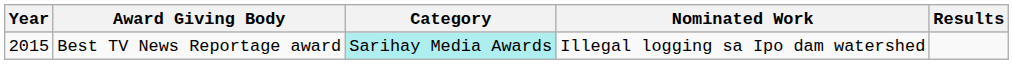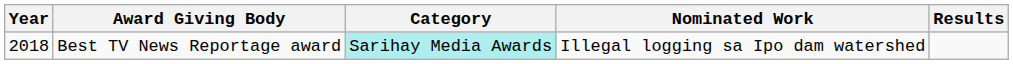(29, 46) 2015 -> (29, 46) 2018
